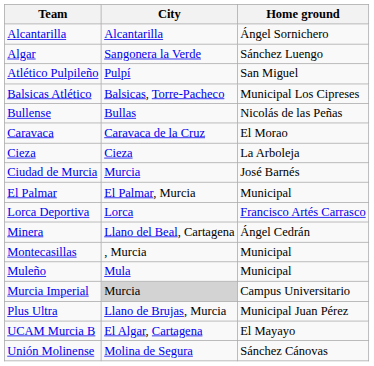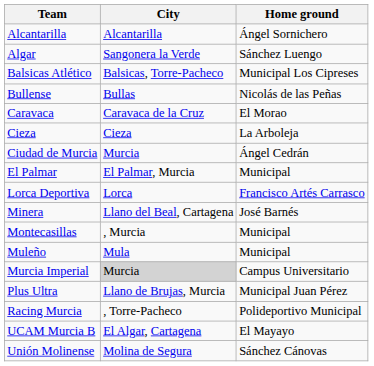- row: (53, 73)
(270, 172) José Barnés -> (274, 152) Ángel Cedrán
(275, 232) Ángel Cedrán -> (269, 212) José Barnés
+ row: (45, 311)
